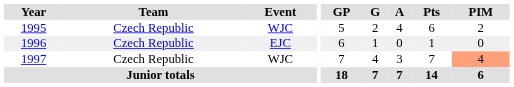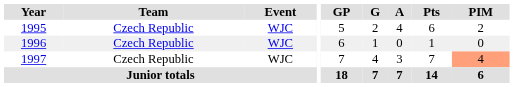(280, 43) EJC -> (280, 43) WJC
